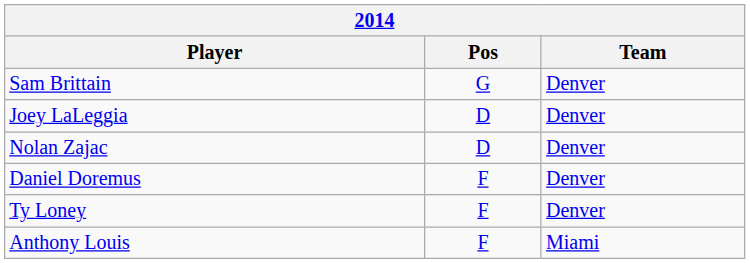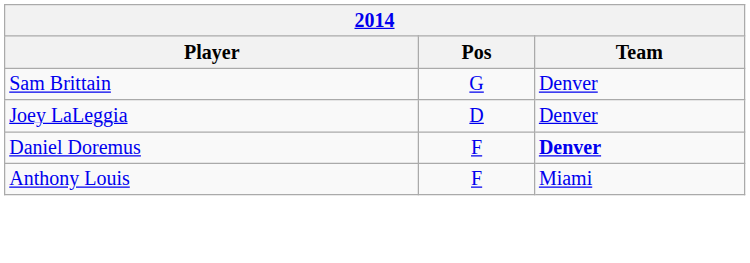- row: (58, 147)
(575, 178) normal -> (570, 147) bold
- row: (48, 210)
